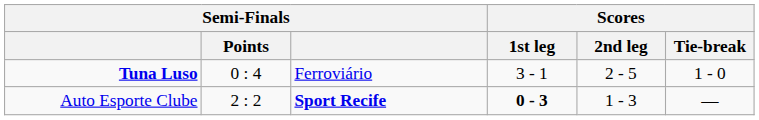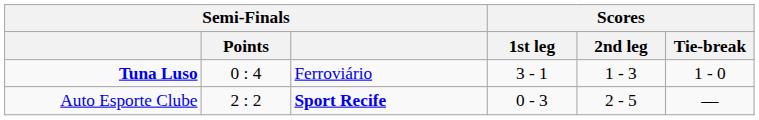(621, 73) 2 - 5 -> (621, 73) 1 - 3
(532, 100) bold -> (532, 100) normal
(621, 100) 1 - 3 -> (621, 100) 2 - 5
